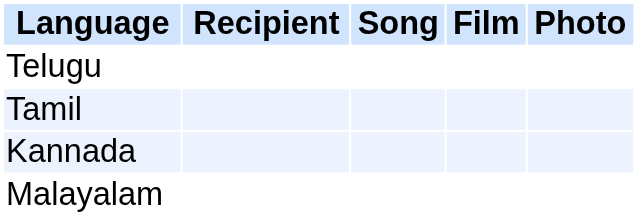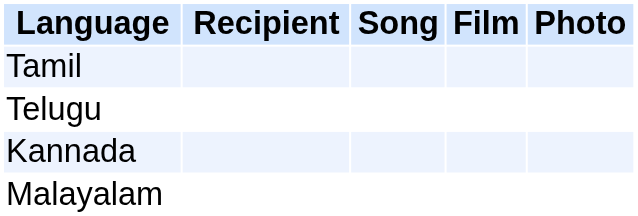rows swapped: (44, 109) <-> (54, 66)
